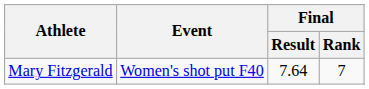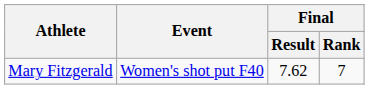(293, 71) 7.64 -> (293, 71) 7.62
